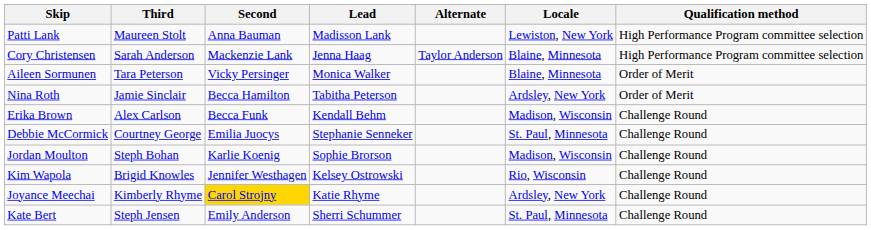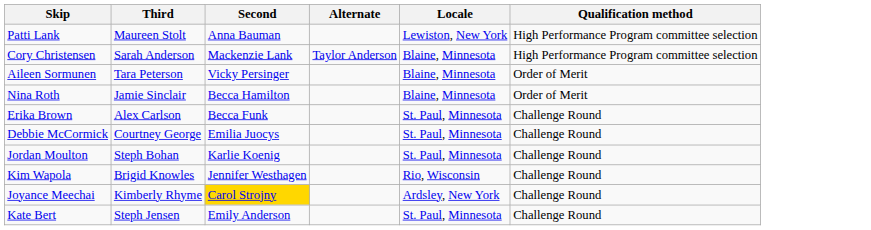- column: (362, 14)
(557, 94) Ardsley, New York -> (449, 94) Blaine, Minnesota
(560, 114) Madison, Wisconsin -> (452, 114) St. Paul, Minnesota
(560, 154) Madison, Wisconsin -> (452, 154) St. Paul, Minnesota
